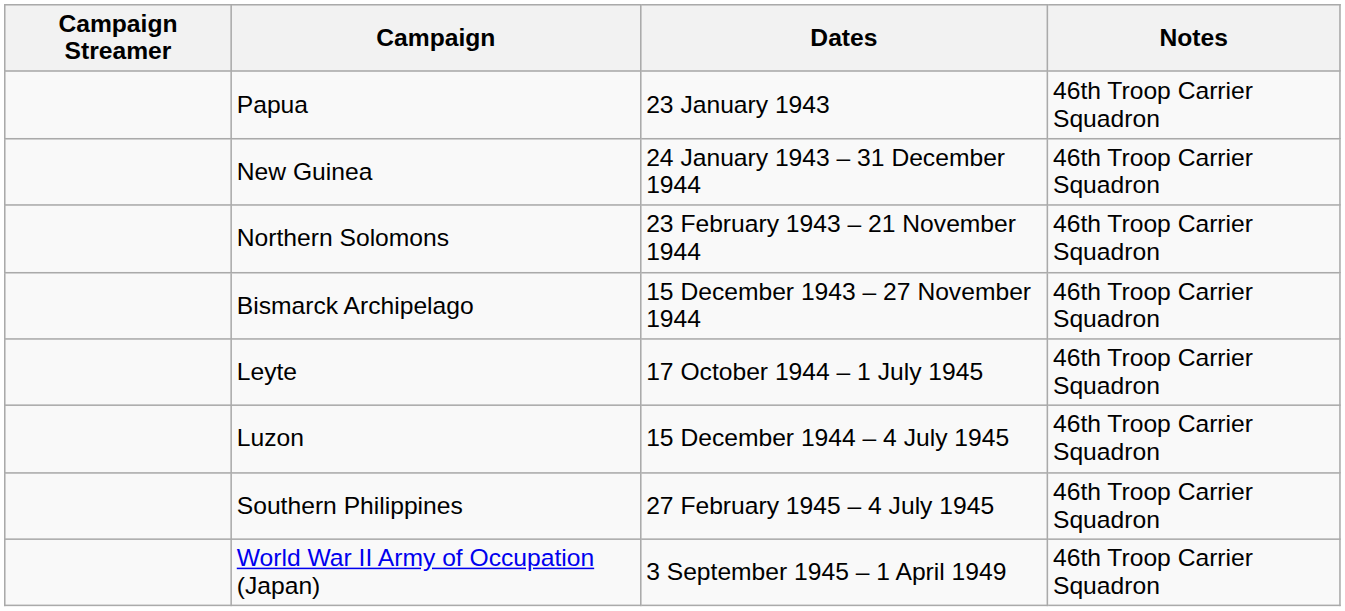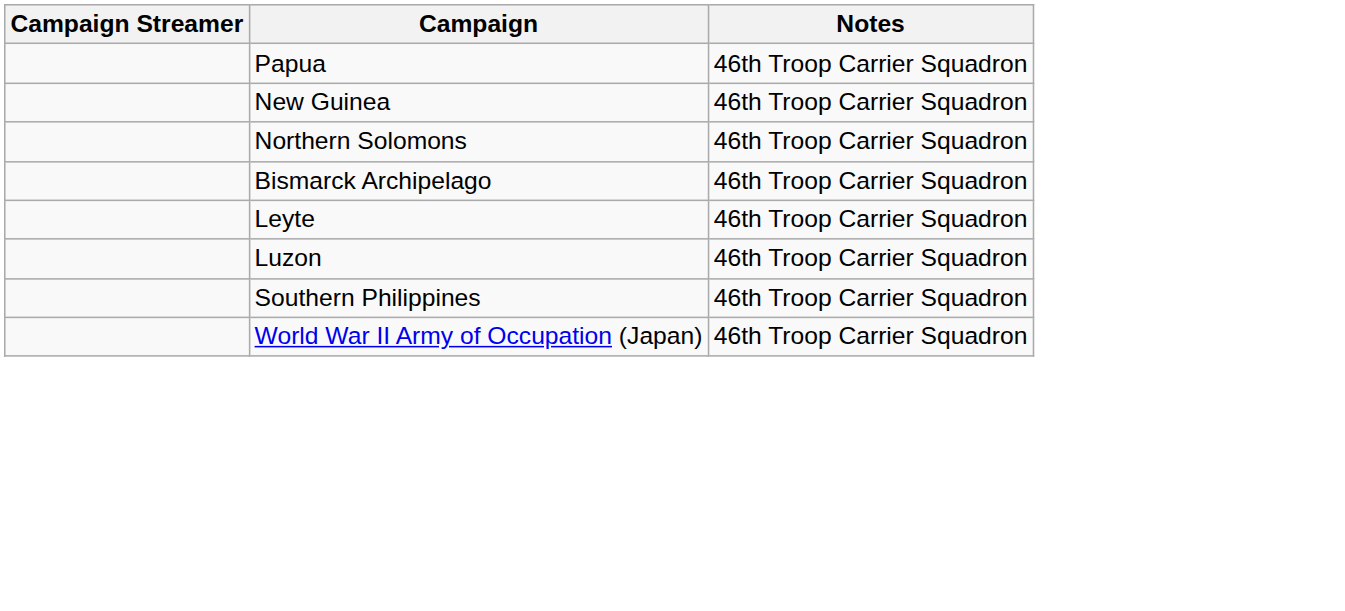- column: (844, 37)
